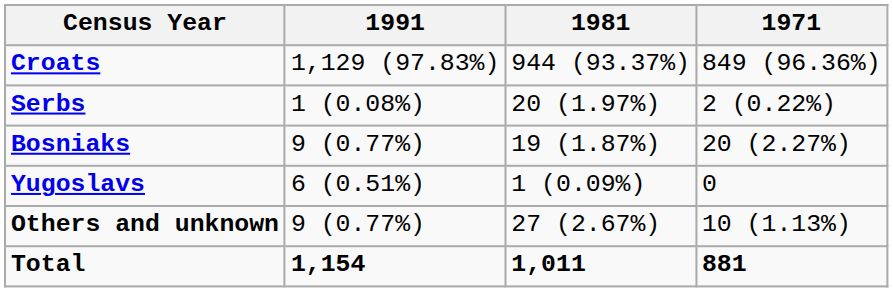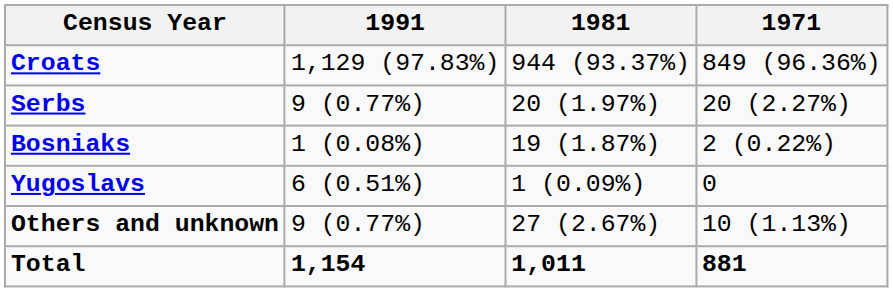(358, 106) 1 (0.08%) -> (358, 106) 9 (0.77%)
(769, 106) 2 (0.22%) -> (776, 106) 20 (2.27%)
(358, 146) 9 (0.77%) -> (358, 146) 1 (0.08%)
(776, 146) 20 (2.27%) -> (769, 146) 2 (0.22%)
